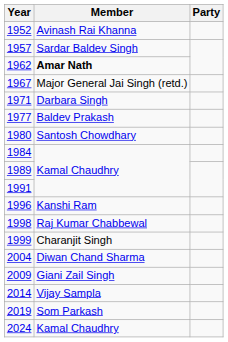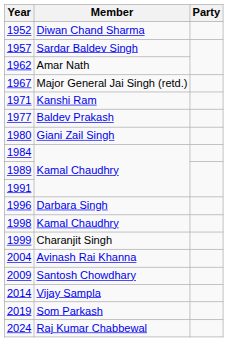(86, 30) Avinash Rai Khanna -> (91, 30) Diwan Chand Sharma
(64, 65) bold -> (63, 65) normal
(72, 100) Darbara Singh -> (67, 100) Kanshi Ram
(86, 135) Santosh Chowdhary -> (76, 135) Giani Zail Singh
(67, 205) Kanshi Ram -> (72, 205) Darbara Singh
(92, 223) Raj Kumar Chabbewal -> (78, 223) Kamal Chaudhry
(91, 258) Diwan Chand Sharma -> (86, 258) Avinash Rai Khanna
(76, 275) Giani Zail Singh -> (86, 275) Santosh Chowdhary
(78, 328) Kamal Chaudhry -> (92, 328) Raj Kumar Chabbewal
